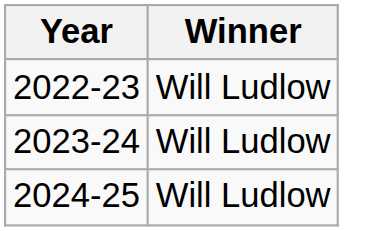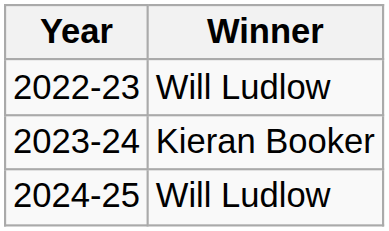(243, 141) Will Ludlow -> (265, 141) Kieran Booker
